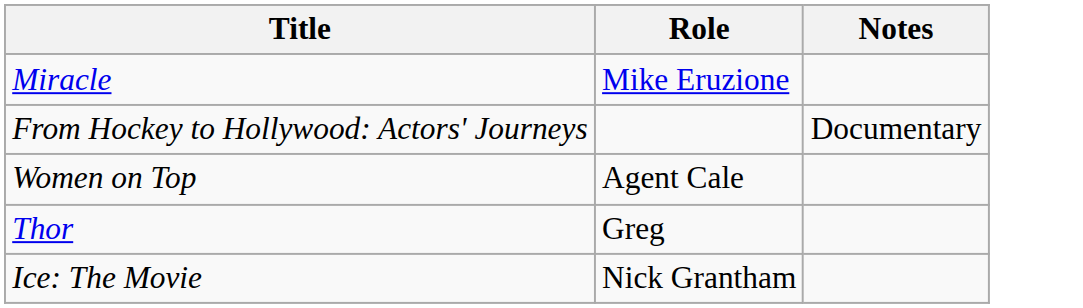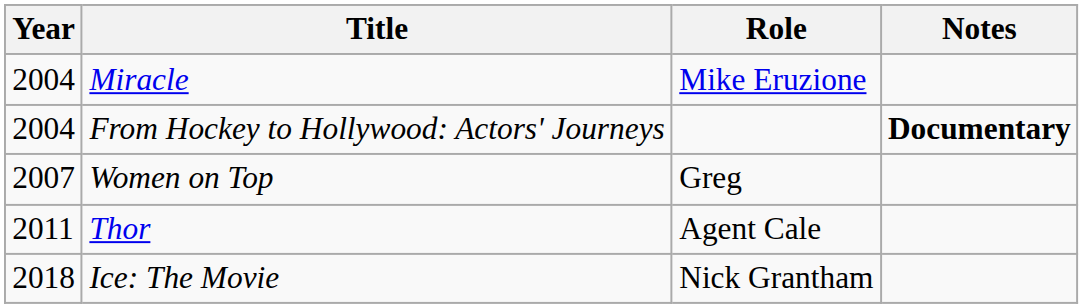+ column: (44, 29)
(896, 128) normal -> (979, 128) bold
(673, 178) Agent Cale -> (711, 178) Greg
(633, 228) Greg -> (750, 228) Agent Cale
